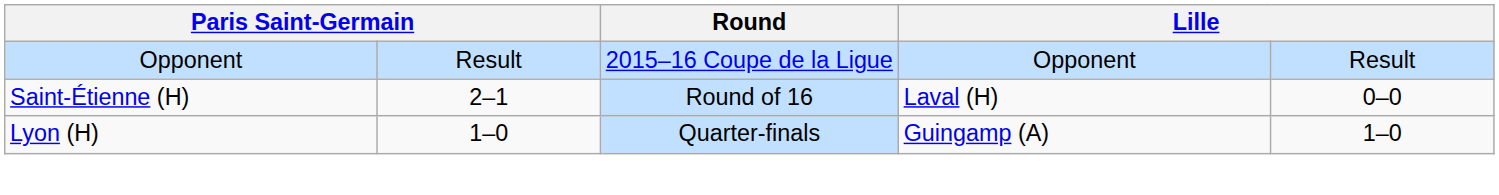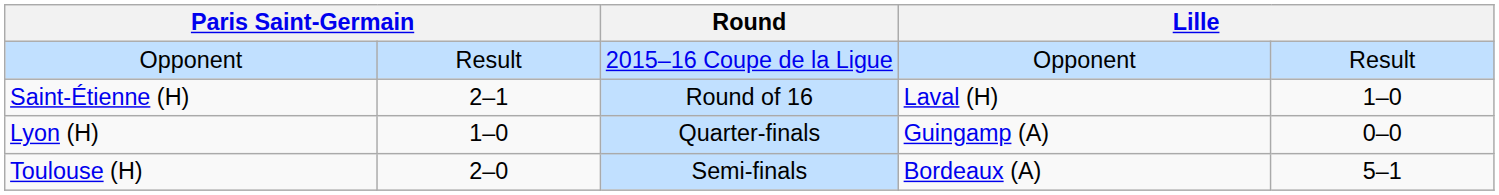(1382, 97) 0–0 -> (1382, 97) 1–0
(1382, 134) 1–0 -> (1382, 134) 0–0
+ row: (76, 171)
